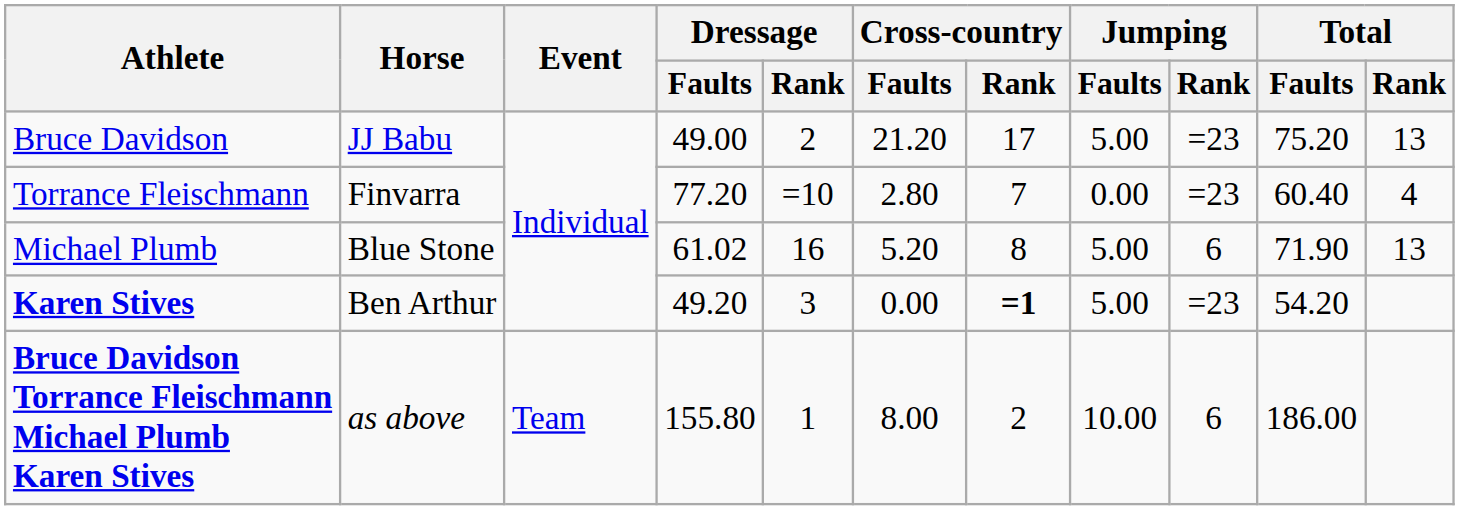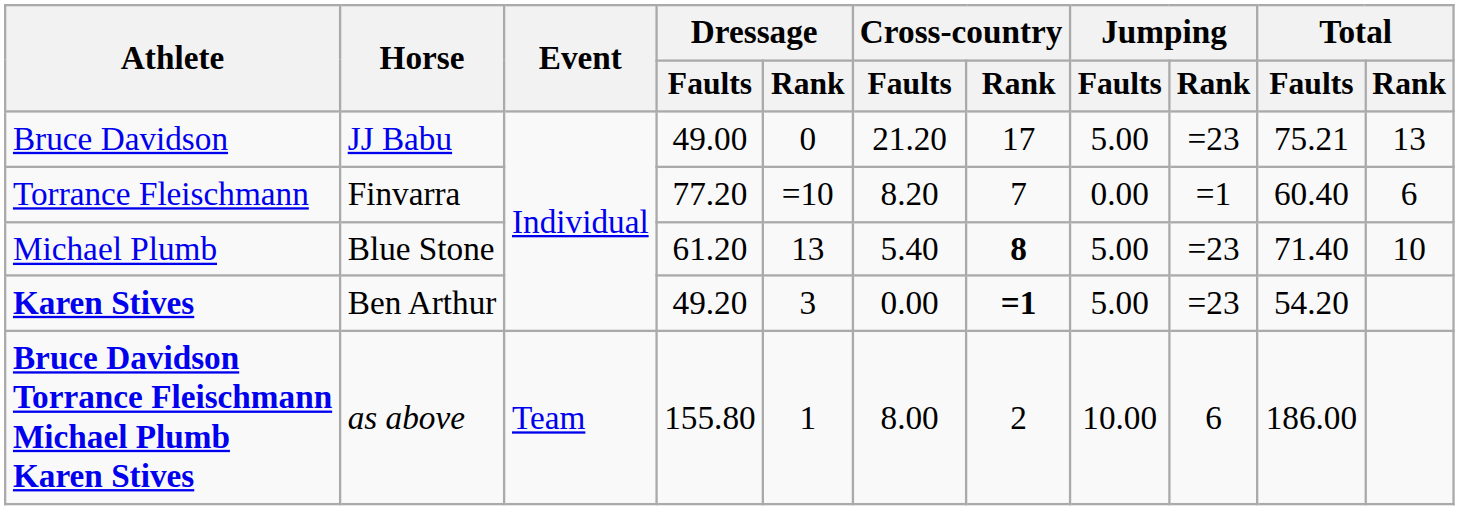(808, 139) 2 -> (808, 139) 0
(1311, 139) 75.20 -> (1311, 139) 75.21
(910, 193) 2.80 -> (910, 193) 8.20
(1214, 193) =23 -> (1214, 193) =1
(1409, 193) 4 -> (1409, 193) 6
(710, 248) 61.02 -> (710, 248) 61.20
(808, 248) 16 -> (808, 248) 13
(910, 248) 5.20 -> (910, 248) 5.40
(1019, 248) normal -> (1019, 248) bold
(1214, 248) 6 -> (1214, 248) =23
(1311, 248) 71.90 -> (1311, 248) 71.40
(1409, 248) 13 -> (1409, 248) 10
